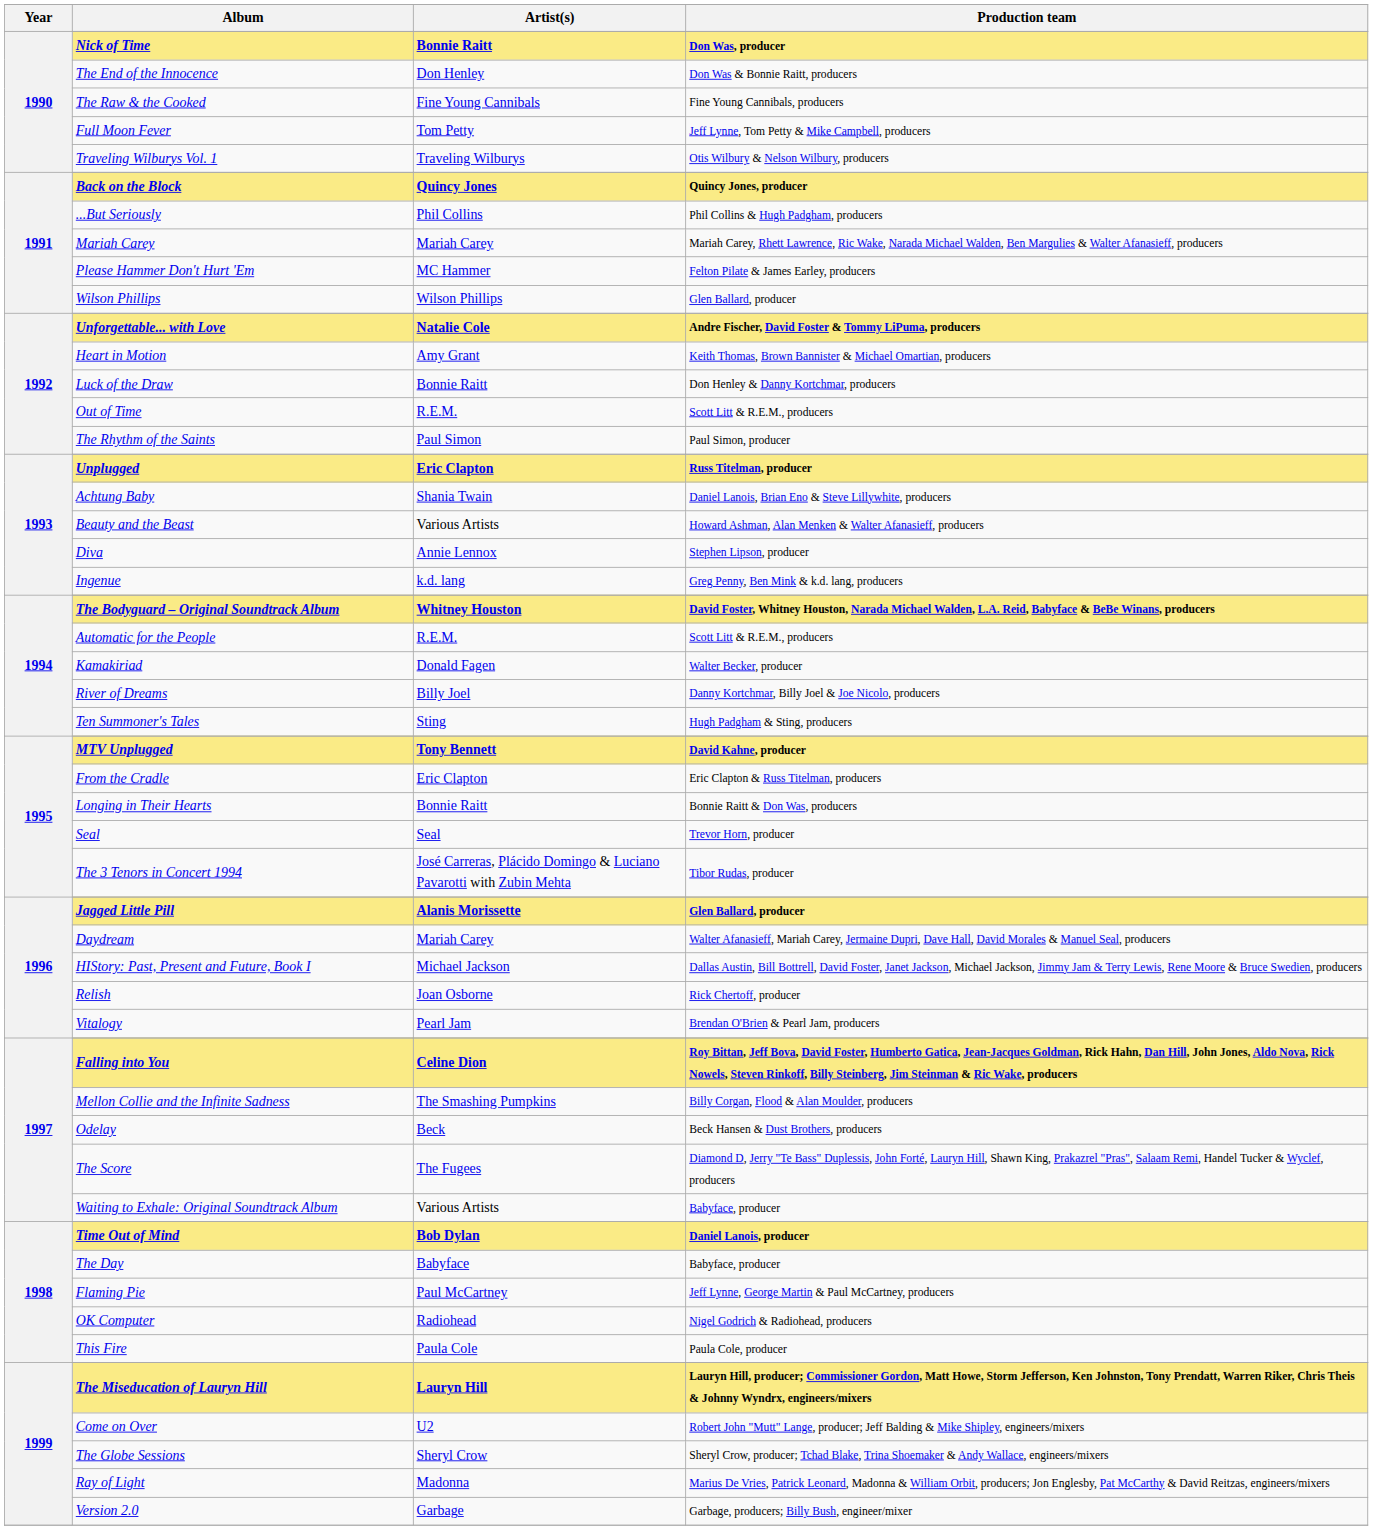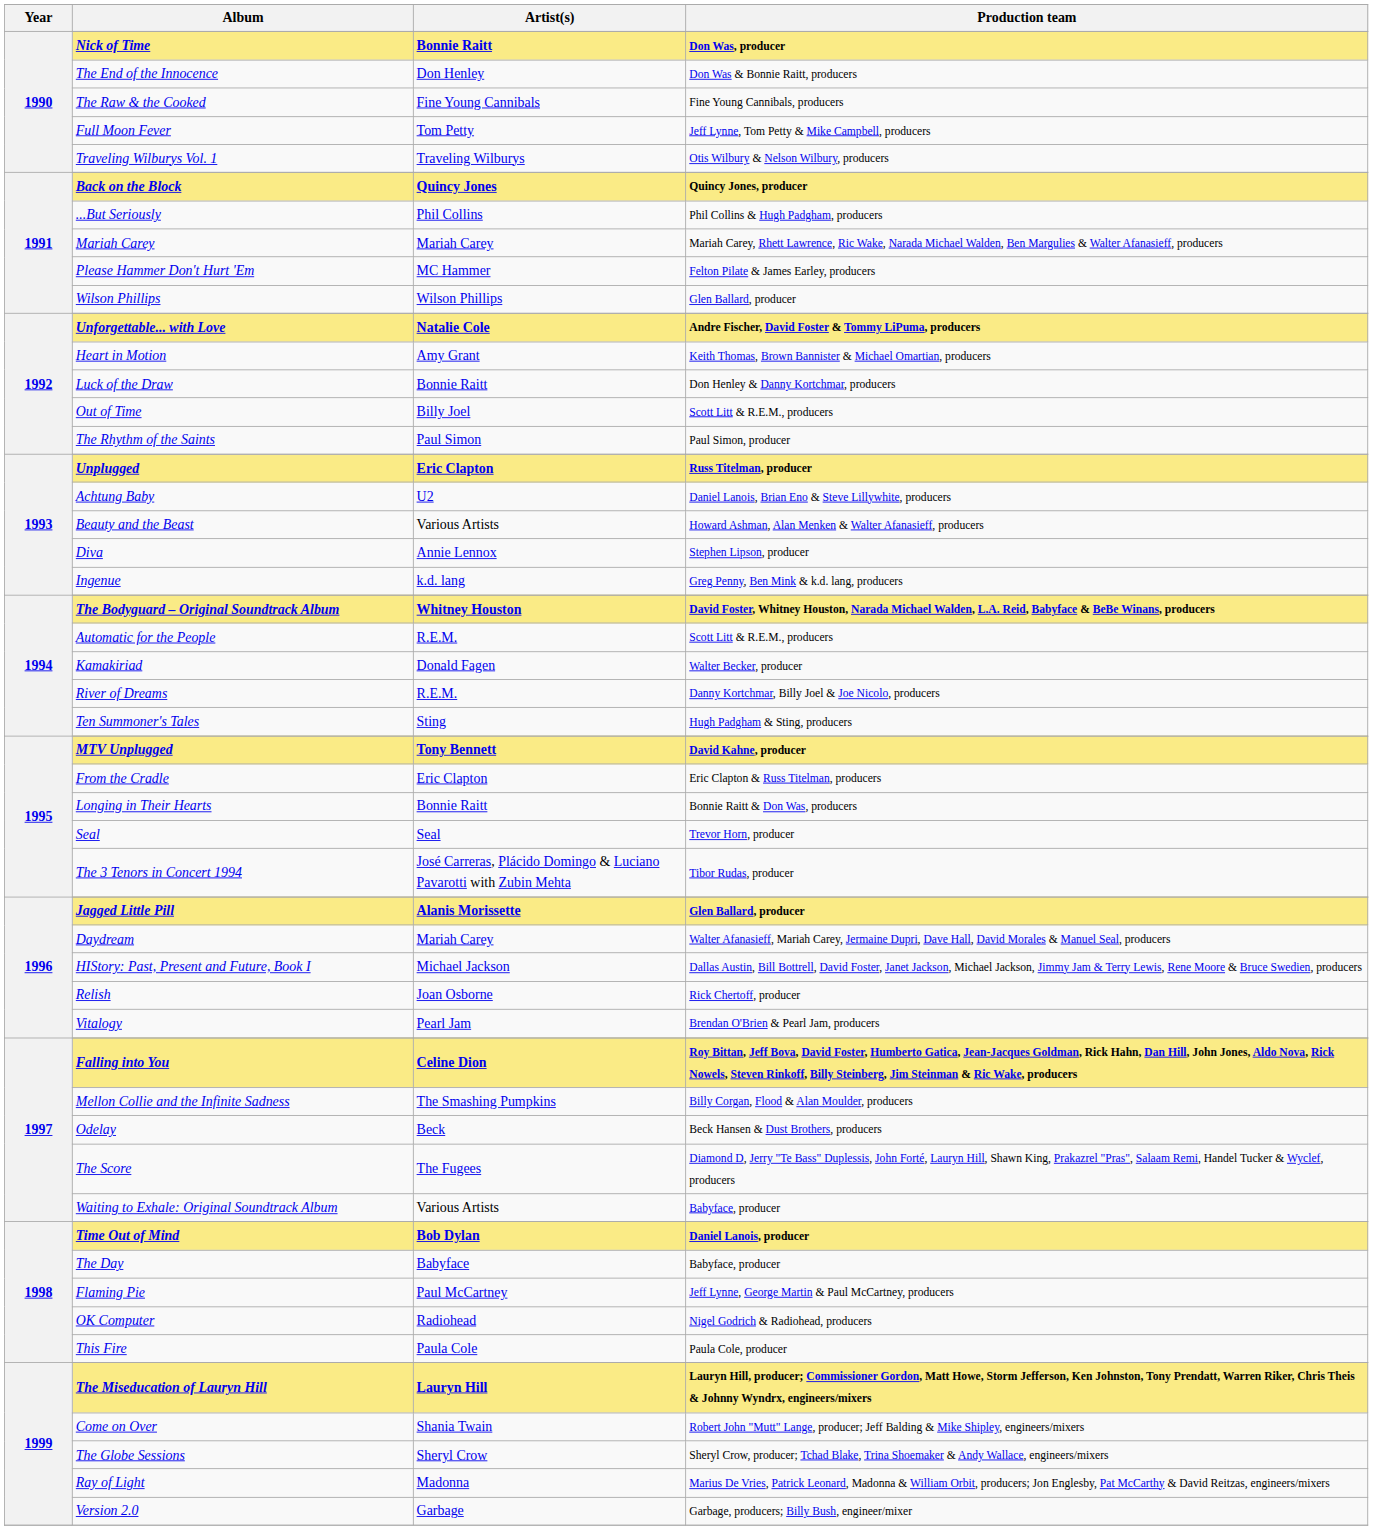(437, 412) R.E.M. -> (443, 412) Billy Joel
(454, 496) Shania Twain -> (425, 496) U2
(443, 693) Billy Joel -> (437, 693) R.E.M.
(425, 1426) U2 -> (454, 1426) Shania Twain
